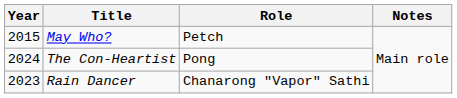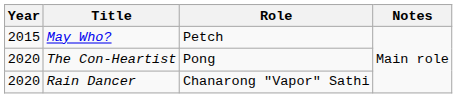(24, 60) 2024 -> (24, 60) 2020
(24, 82) 2023 -> (24, 82) 2020
